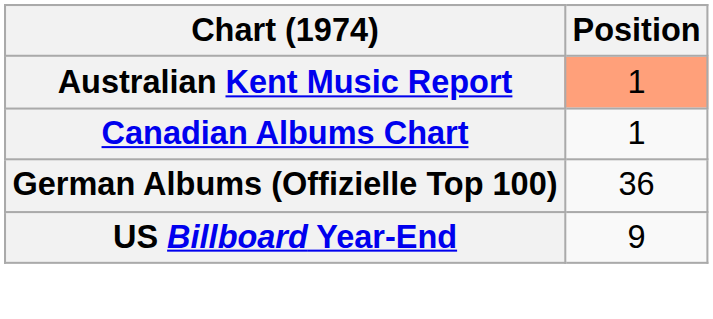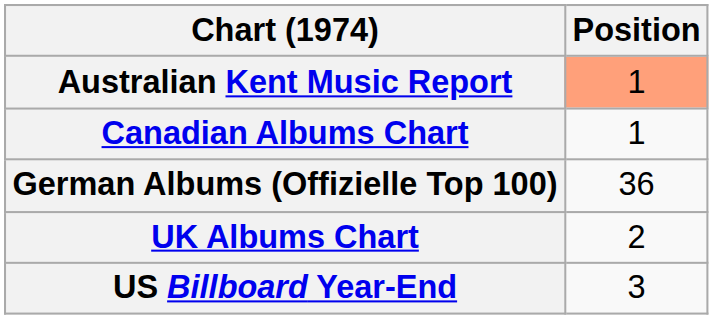+ row: (285, 236)
(637, 236) 9 -> (637, 287) 3
